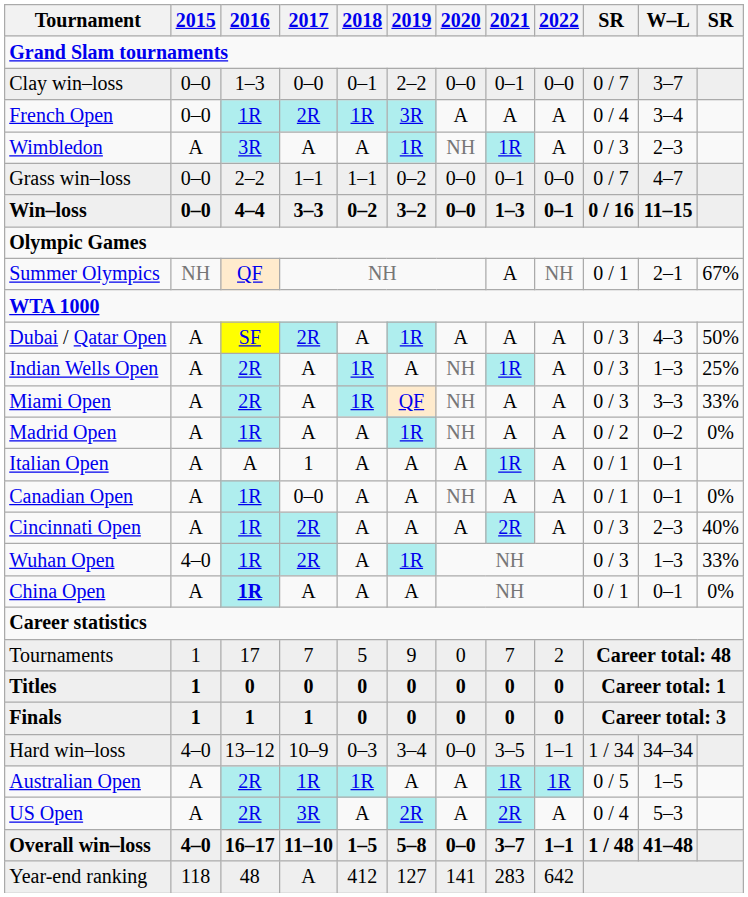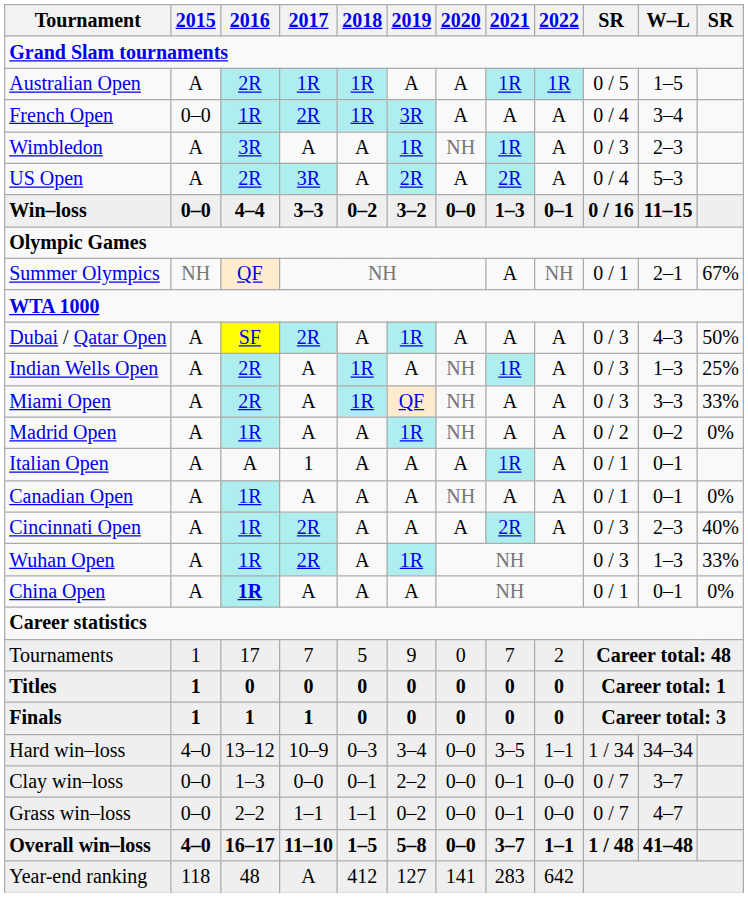rows swapped: (75, 781) <-> (66, 83)
rows swapped: (46, 813) <-> (70, 178)
(309, 496) 0–0 -> (309, 496) A
(196, 559) 4–0 -> (196, 559) A
